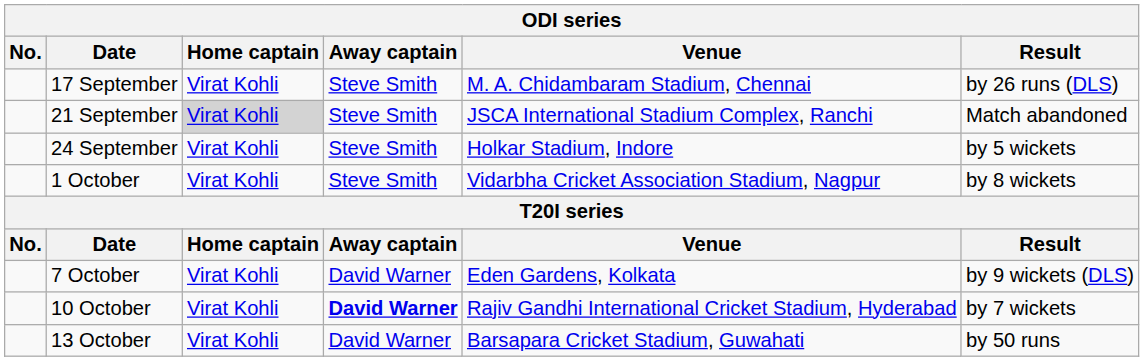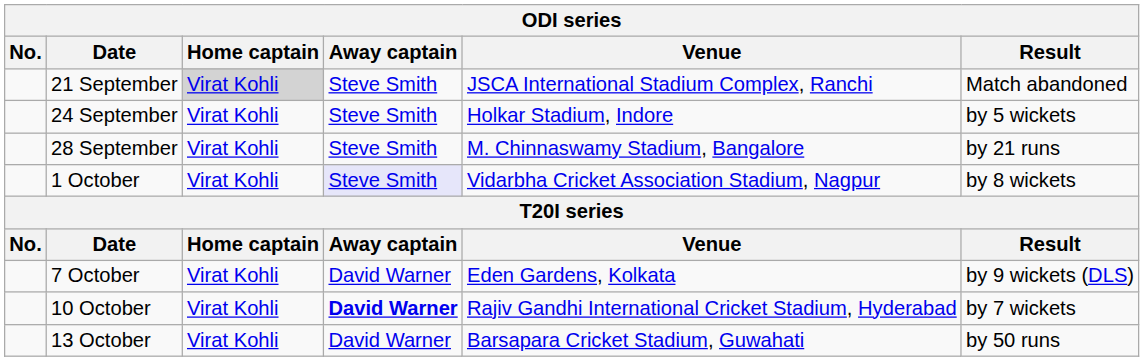- row: (114, 84)
+ row: (114, 148)
(383, 180) no background -> (383, 180) lavender background
